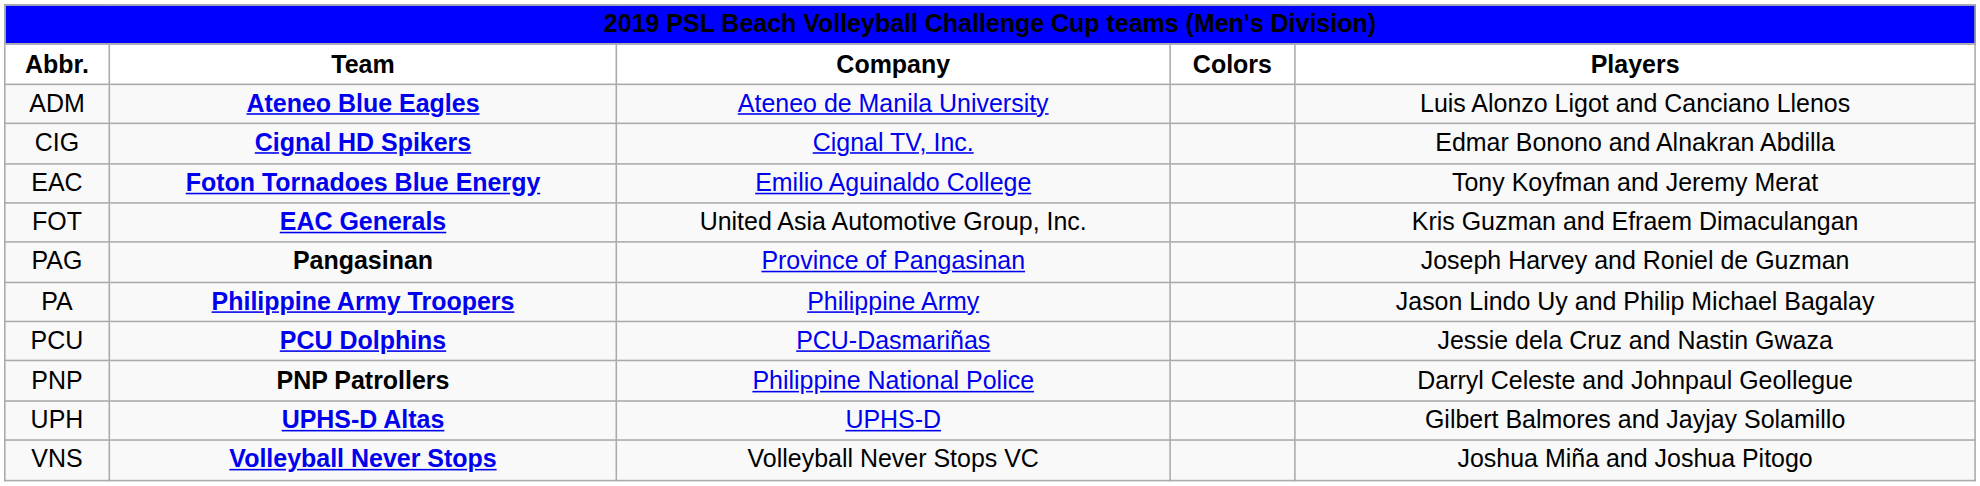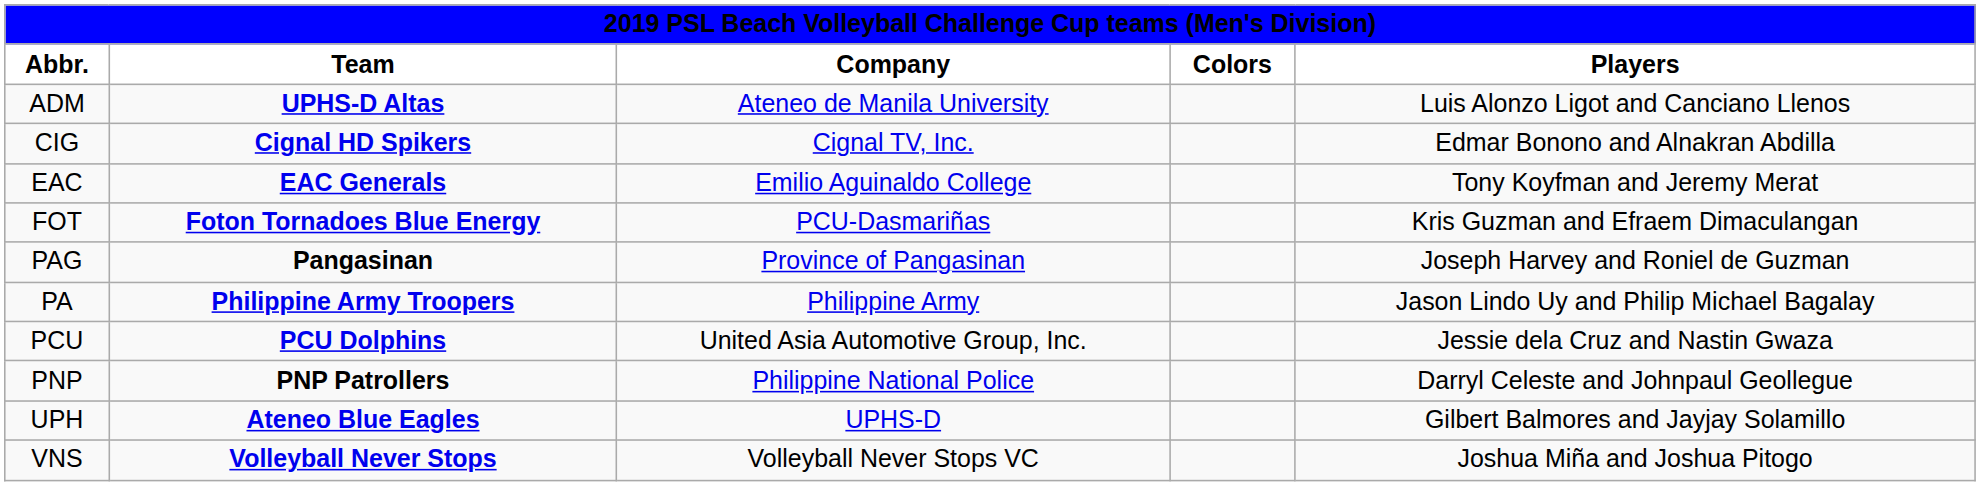(363, 103) Ateneo Blue Eagles -> (363, 103) UPHS-D Altas
(363, 182) Foton Tornadoes Blue Energy -> (363, 182) EAC Generals
(363, 222) EAC Generals -> (363, 222) Foton Tornadoes Blue Energy
(893, 222) United Asia Automotive Group, Inc. -> (893, 222) PCU-Dasmariñas
(893, 340) PCU-Dasmariñas -> (893, 340) United Asia Automotive Group, Inc.
(363, 420) UPHS-D Altas -> (363, 420) Ateneo Blue Eagles
